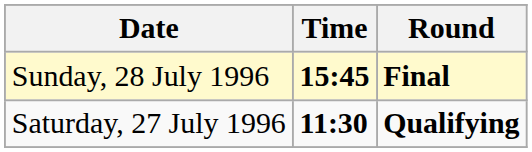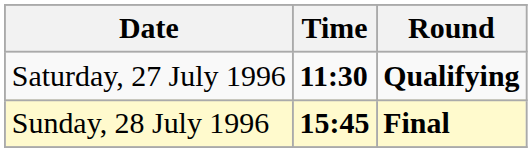rows swapped: (149, 123) <-> (141, 75)
